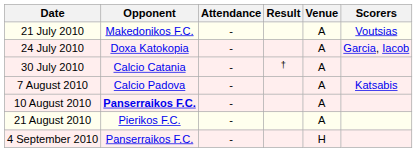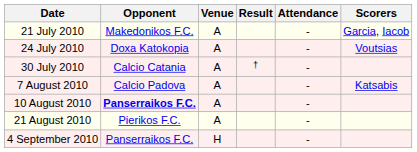columns swapped: (322, 13) <-> (231, 13)
(376, 31) Voutsias -> (376, 31) Garcia, Iacob
(376, 48) Garcia, Iacob -> (376, 48) Voutsias
